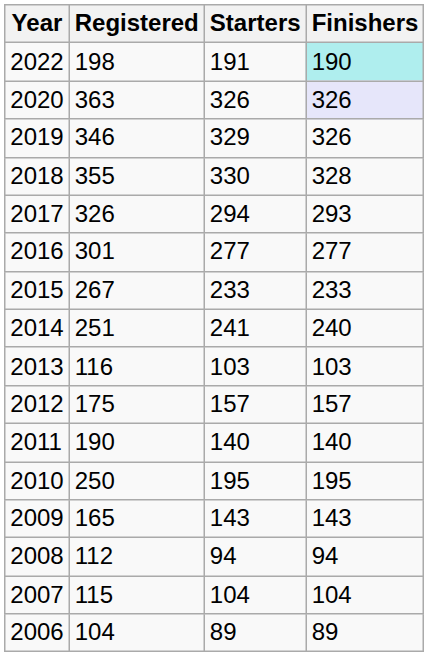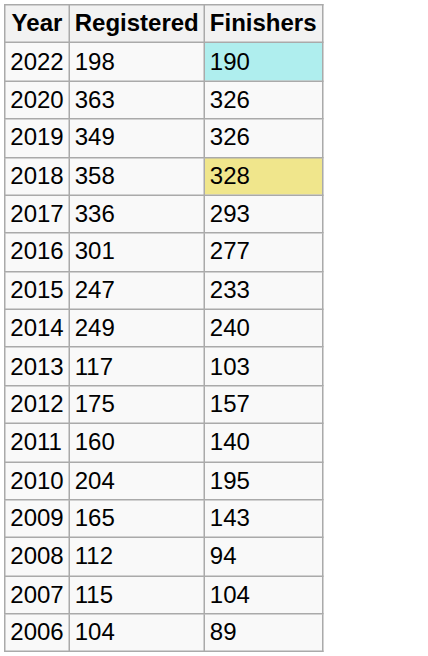- column: (255, 23)
(332, 99) lavender background -> (230, 99) no background
(95, 137) 346 -> (95, 137) 349
(95, 175) 355 -> (95, 175) 358
(332, 175) no background -> (230, 175) khaki background
(95, 213) 326 -> (95, 213) 336
(95, 289) 267 -> (95, 289) 247
(95, 328) 251 -> (95, 328) 249
(94, 366) 116 -> (94, 366) 117
(95, 442) 190 -> (95, 442) 160
(95, 480) 250 -> (95, 480) 204
